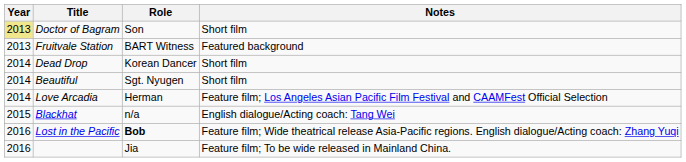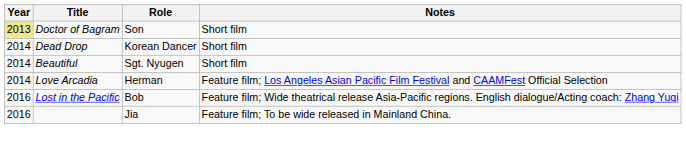- row: (74, 47)
- row: (56, 115)
(135, 132) bold -> (134, 98) normal
